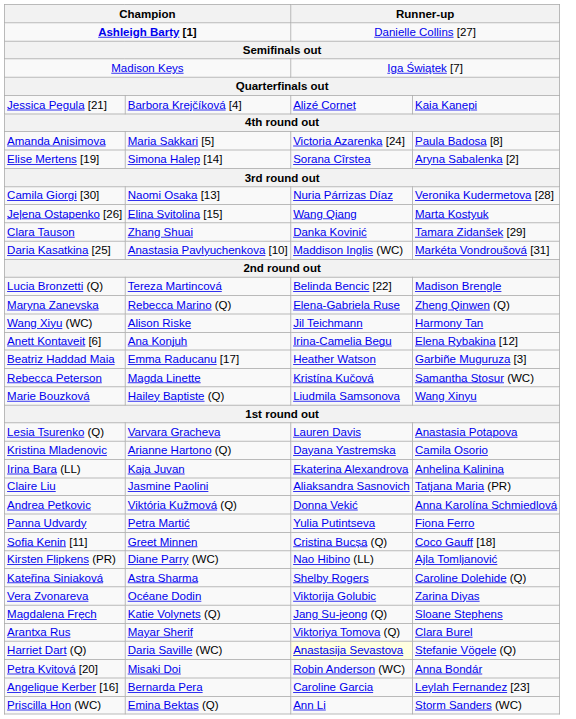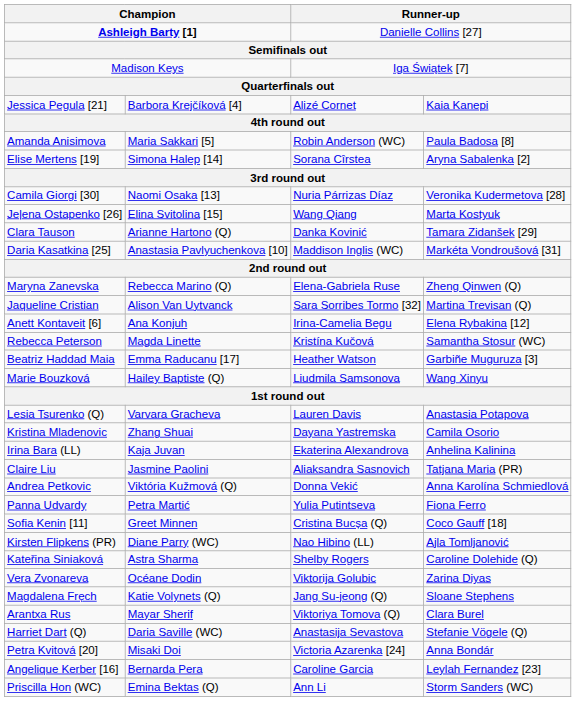(349, 141) Victoria Azarenka [24] -> (349, 141) Robin Anderson (WC)
(160, 232) Zhang Shuai -> (180, 232) Arianne Hartono (Q)
- row: (55, 287)
- row: (50, 323)
+ row: (53, 305)
rows swapped: (61, 360) <-> (54, 378)
(180, 451) Arianne Hartono (Q) -> (160, 432) Zhang Shuai
(348, 651) lightyellow background -> (348, 633) no background
(349, 669) Robin Anderson (WC) -> (349, 651) Victoria Azarenka [24]
